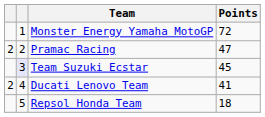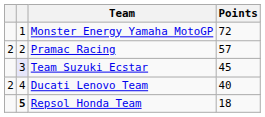(225, 50) 47 -> (225, 50) 57
(225, 86) 41 -> (225, 86) 40
(22, 104) normal -> (22, 104) bold
